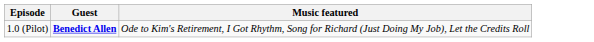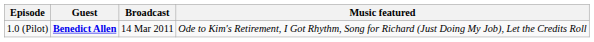+ column: (147, 12)
